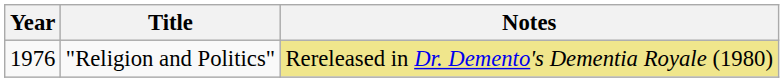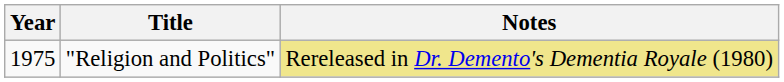(33, 58) 1976 -> (33, 58) 1975
